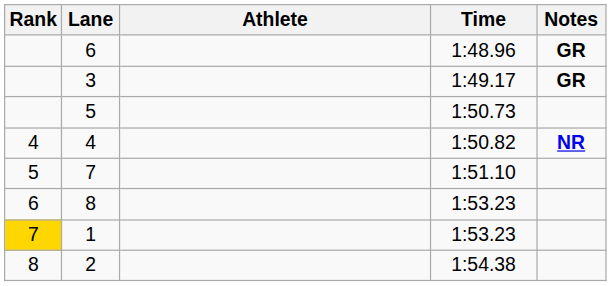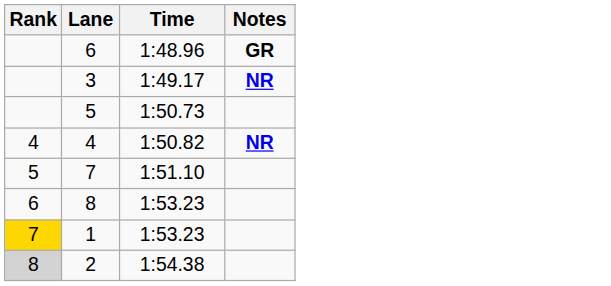- column: (275, 19)
(571, 81) GR -> (260, 81) NR
(33, 265) no background -> (33, 265) lightgrey background
